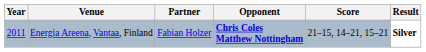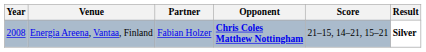(16, 34) 2011 -> (16, 34) 2008
